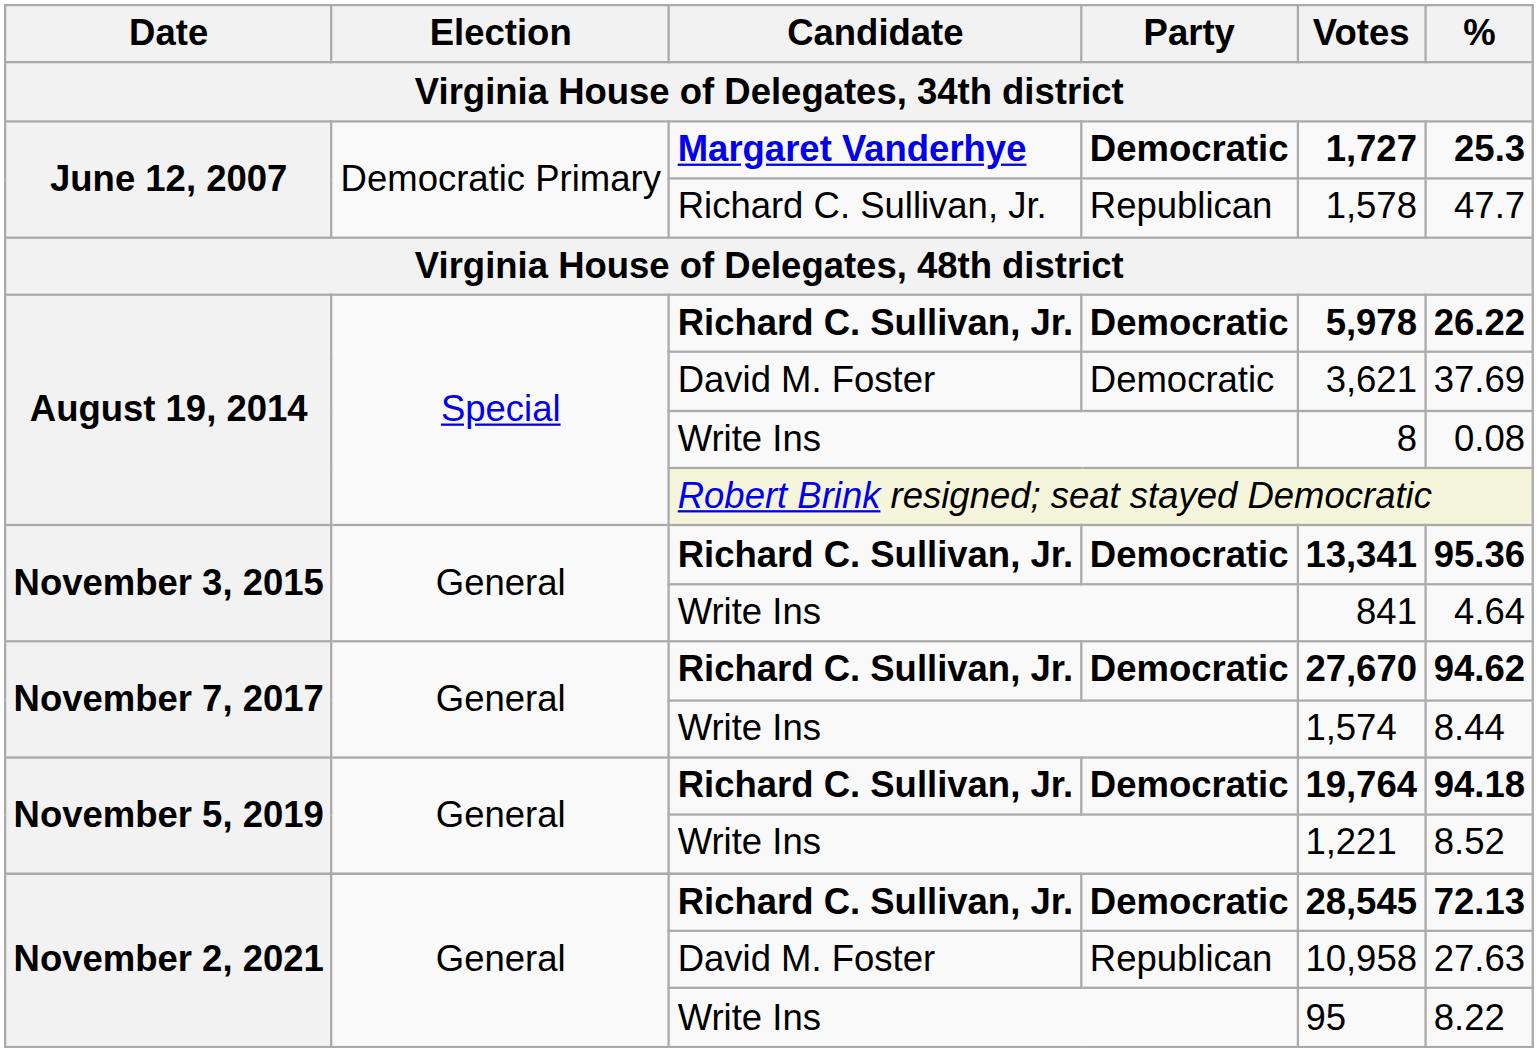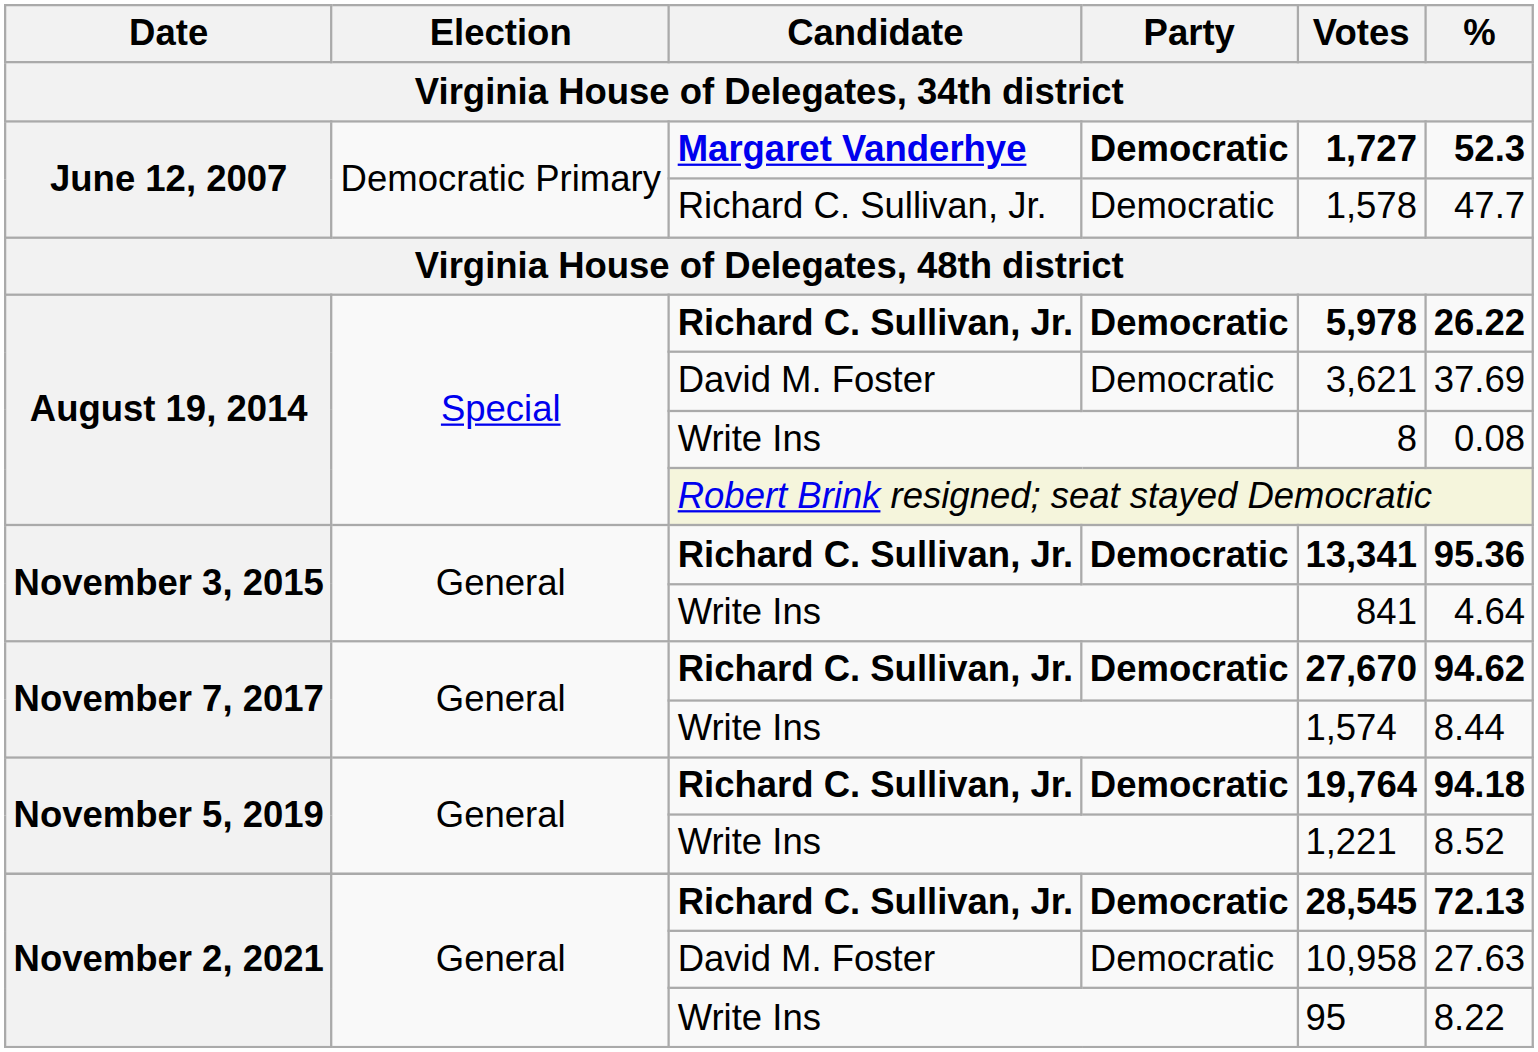(1490, 149) 25.3 -> (1490, 149) 52.3
(1181, 206) Republican -> (1182, 206) Democratic
(1181, 959) Republican -> (1182, 959) Democratic
